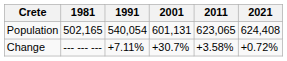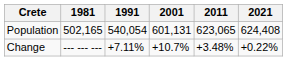(171, 47) +30.7% -> (171, 47) +10.7%
(215, 47) +3.58% -> (215, 47) +3.48%
(259, 47) +0.72% -> (259, 47) +0.22%
